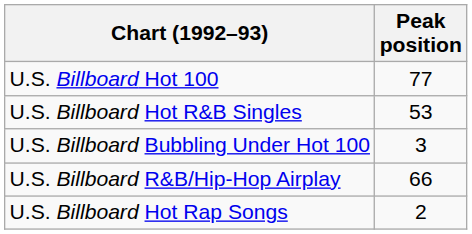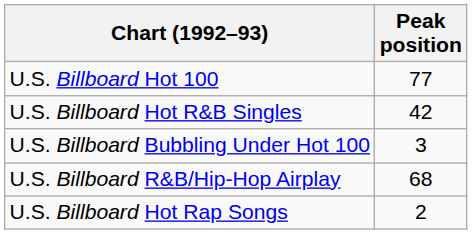(421, 111) 53 -> (421, 111) 42
(421, 178) 66 -> (421, 178) 68
